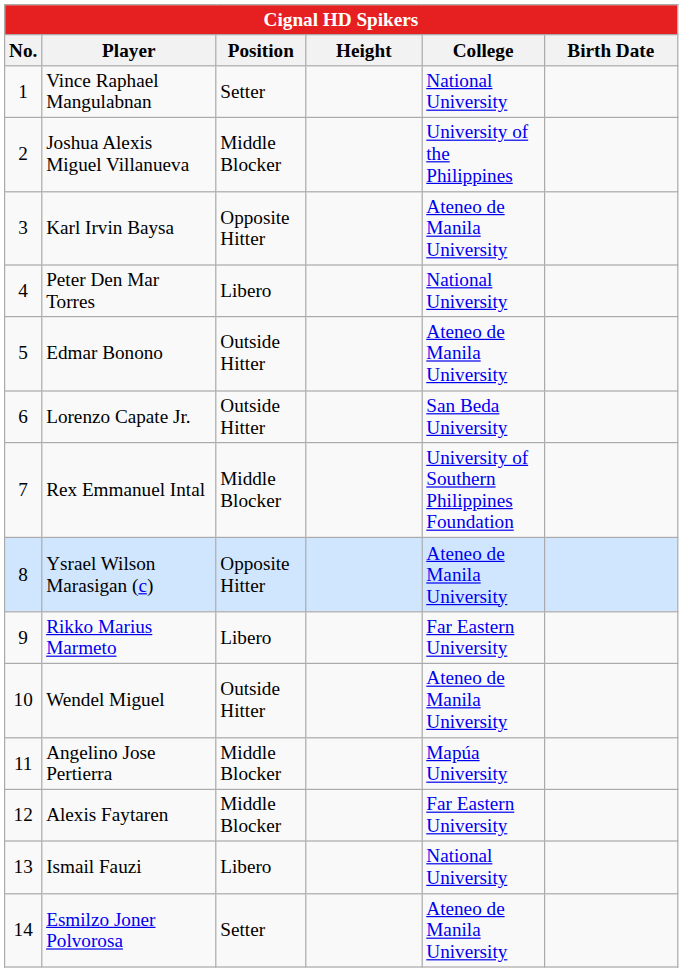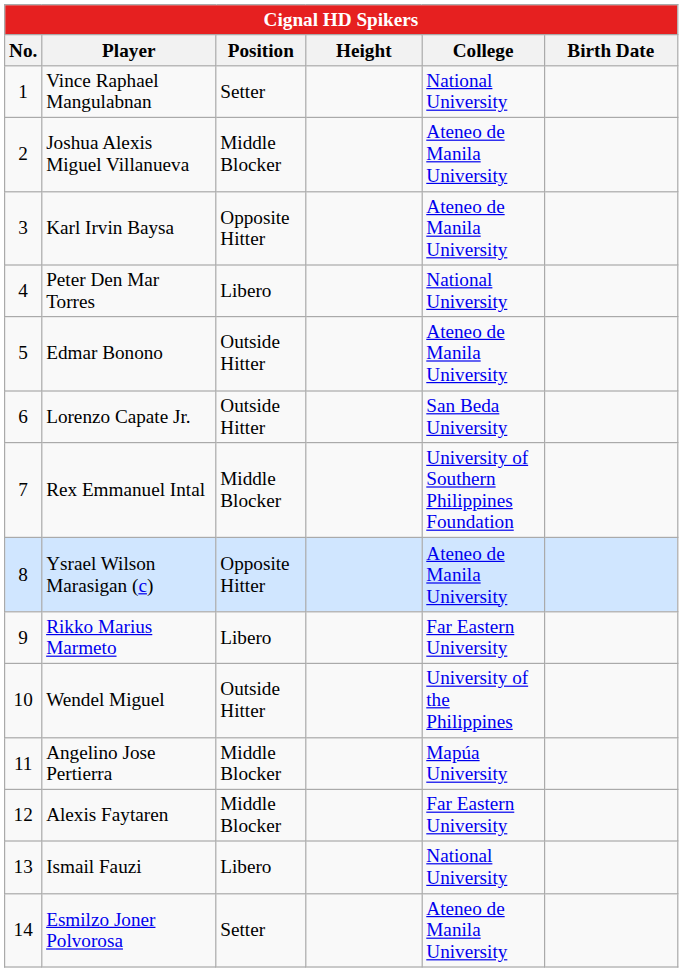(477, 154) University of the Philippines -> (467, 154) Ateneo de Manila University
(467, 700) Ateneo de Manila University -> (477, 700) University of the Philippines
